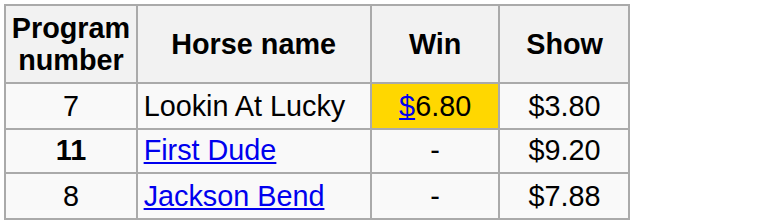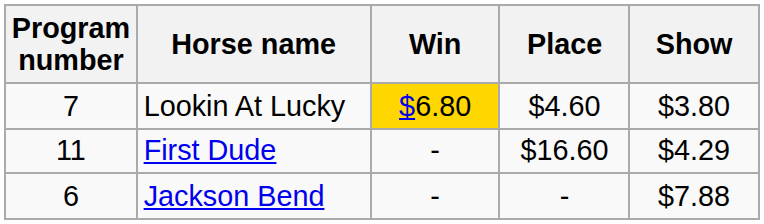+ column: (565, 44)
(71, 151) bold -> (71, 151) normal
(565, 151) $9.20 -> (694, 151) $4.29
(71, 197) 8 -> (71, 197) 6
